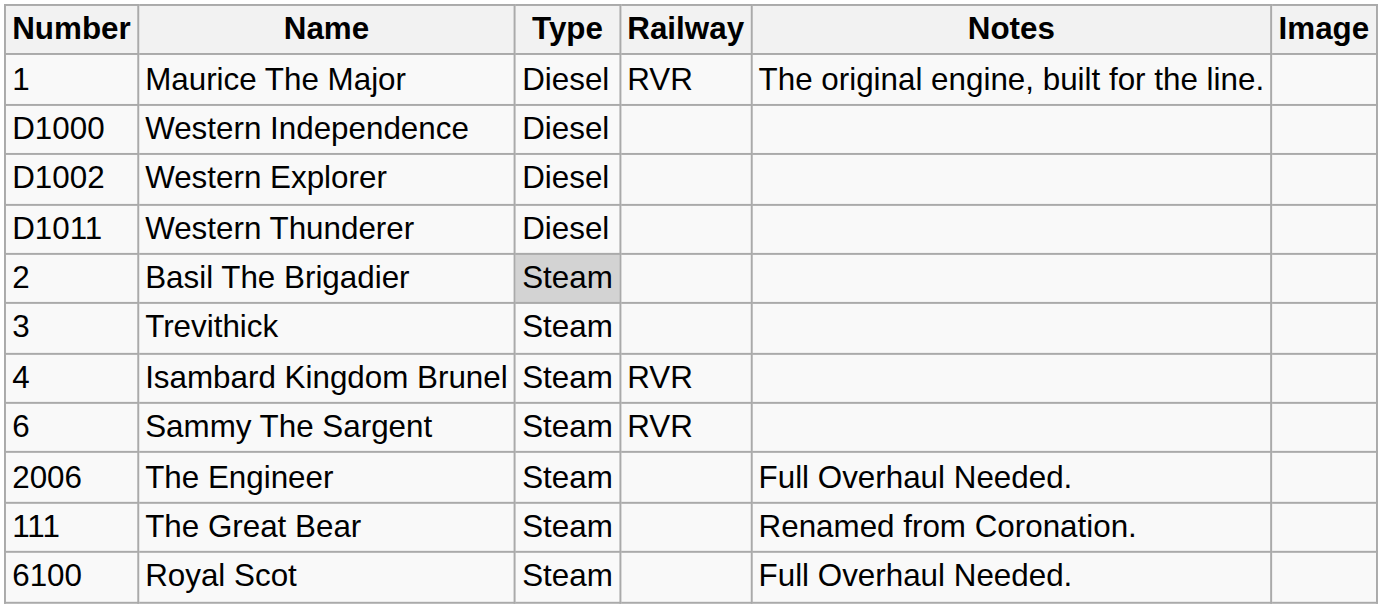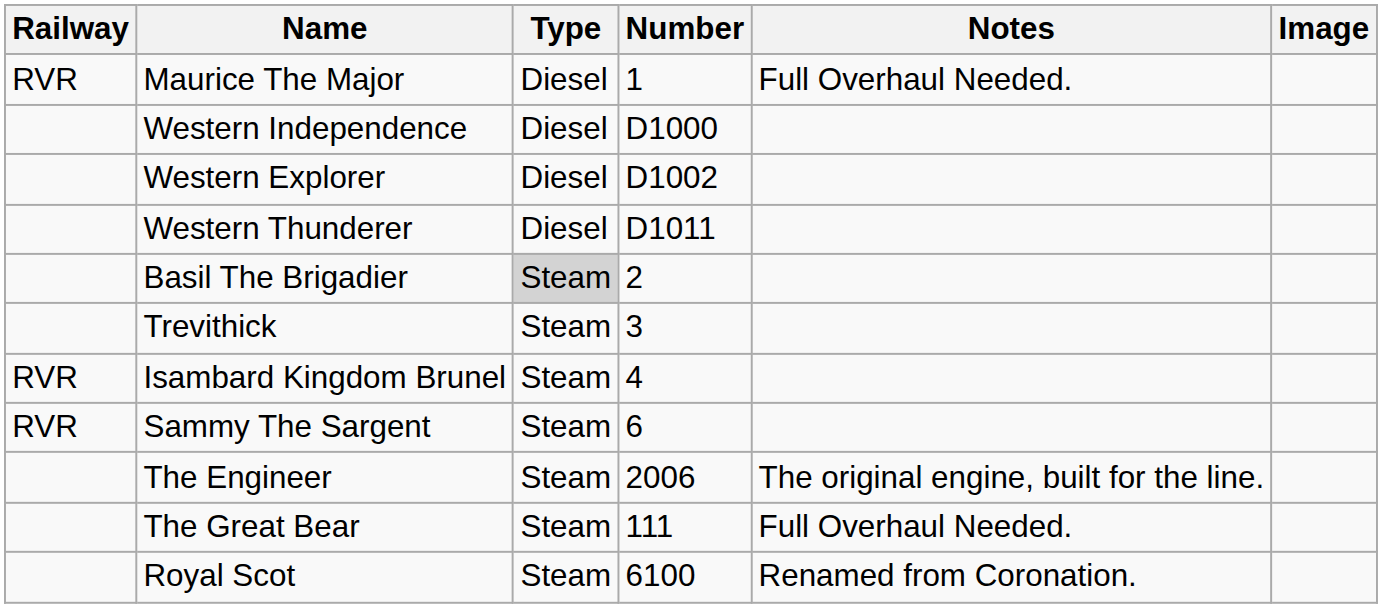columns swapped: (71, 29) <-> (686, 29)
(1011, 79) The original engine, built for the line. -> (915, 79) Full Overhaul Needed.
(915, 476) Full Overhaul Needed. -> (1011, 476) The original engine, built for the line.
(948, 526) Renamed from Coronation. -> (915, 526) Full Overhaul Needed.
(915, 576) Full Overhaul Needed. -> (948, 576) Renamed from Coronation.
